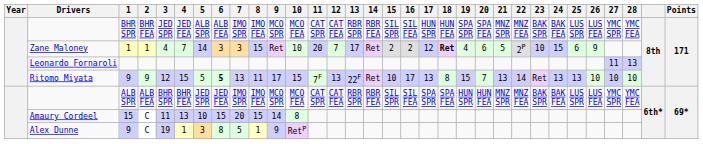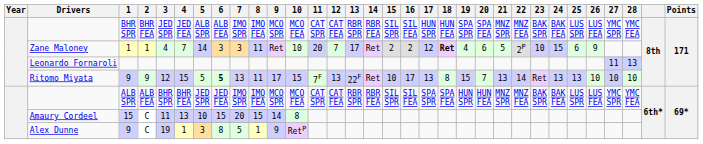(258, 49) 15 -> (258, 49) 11
